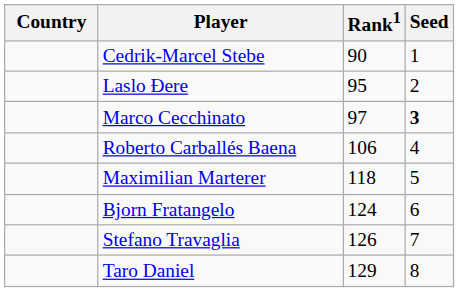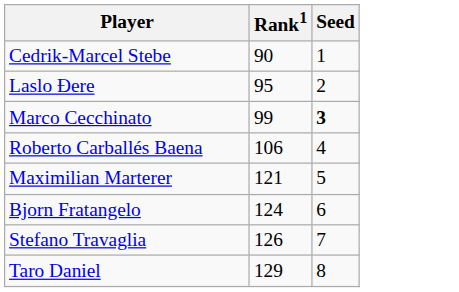- column: (51, 22)
(357, 117) 97 -> (264, 117) 99
(362, 178) 118 -> (268, 178) 121
